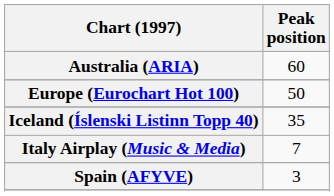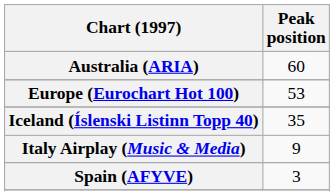(296, 93) 50 -> (296, 93) 53
(296, 148) 7 -> (296, 148) 9
